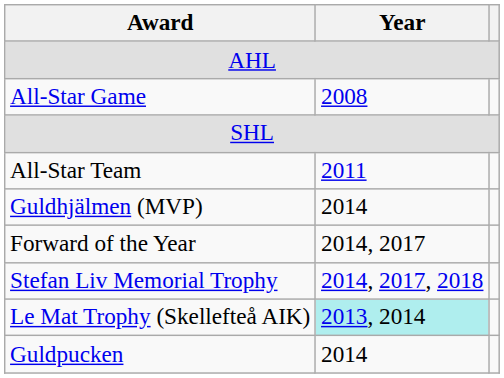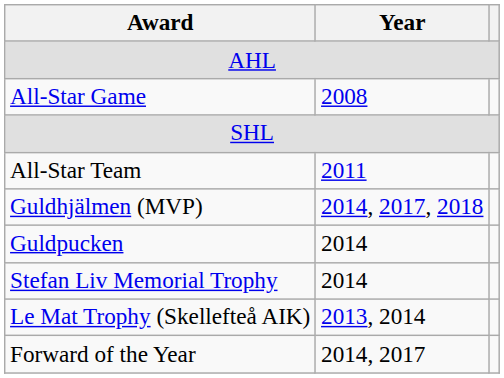(344, 206) 2014 -> (402, 206) 2014, 2017, 2018
rows swapped: (103, 243) <-> (67, 354)
(402, 280) 2014, 2017, 2018 -> (344, 280) 2014
(373, 317) paleturquoise background -> (373, 317) no background
